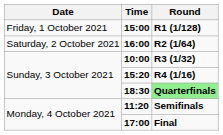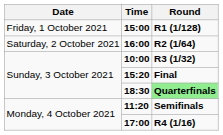(175, 75) R4 (1/16) -> (166, 75) Final
(166, 122) Final -> (175, 122) R4 (1/16)
